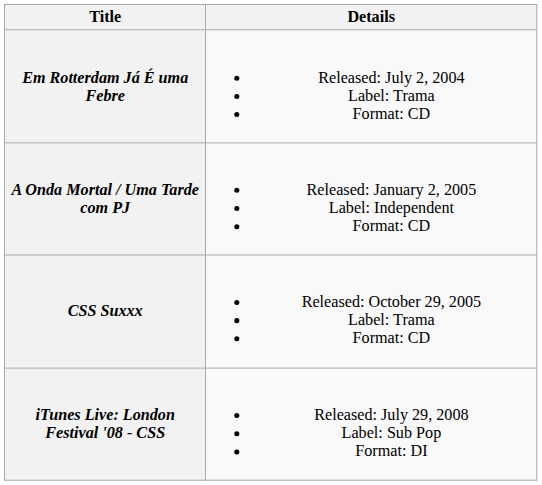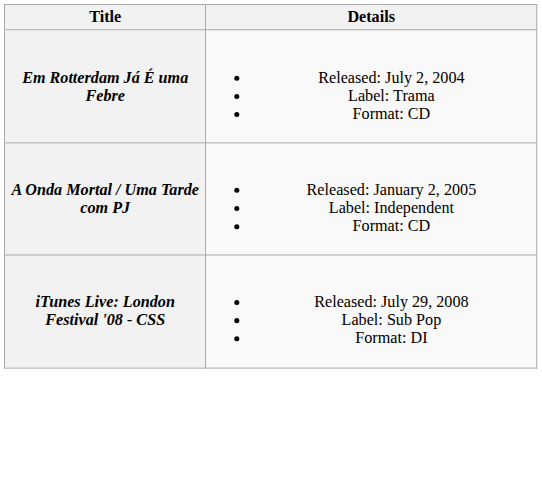- row: (105, 311)
